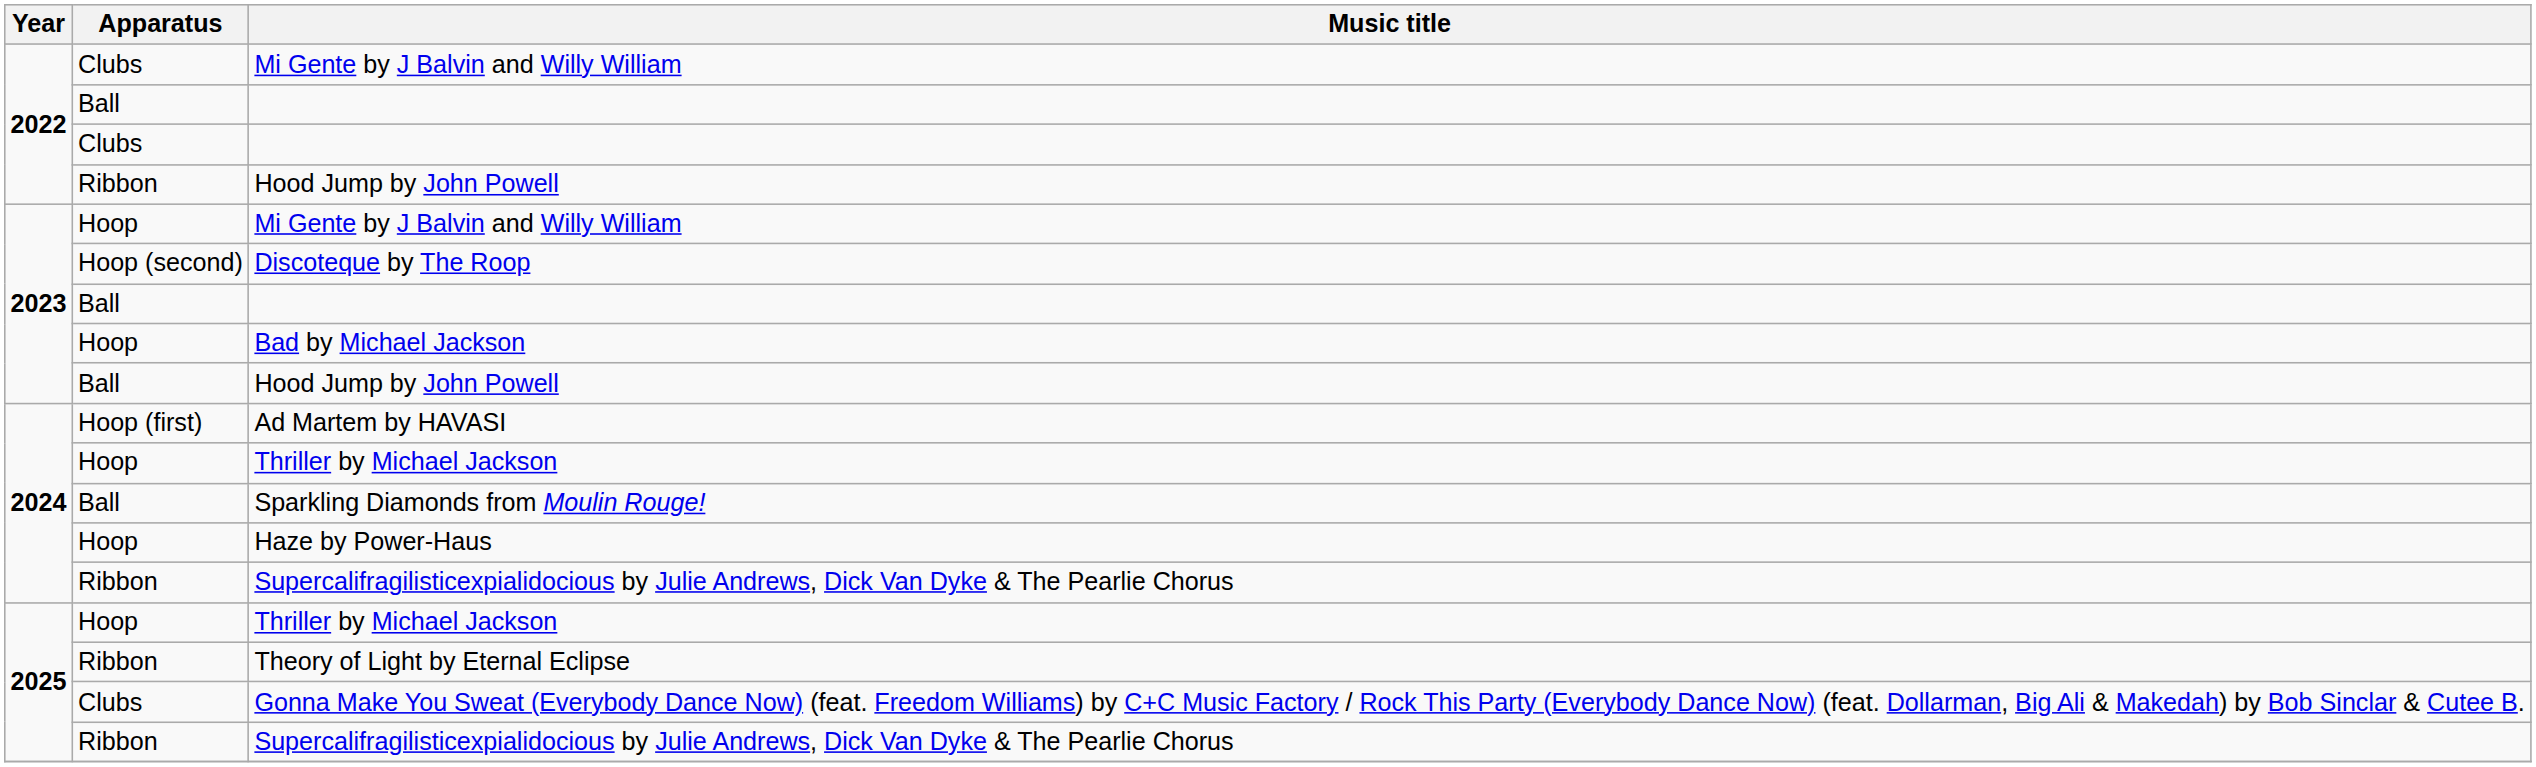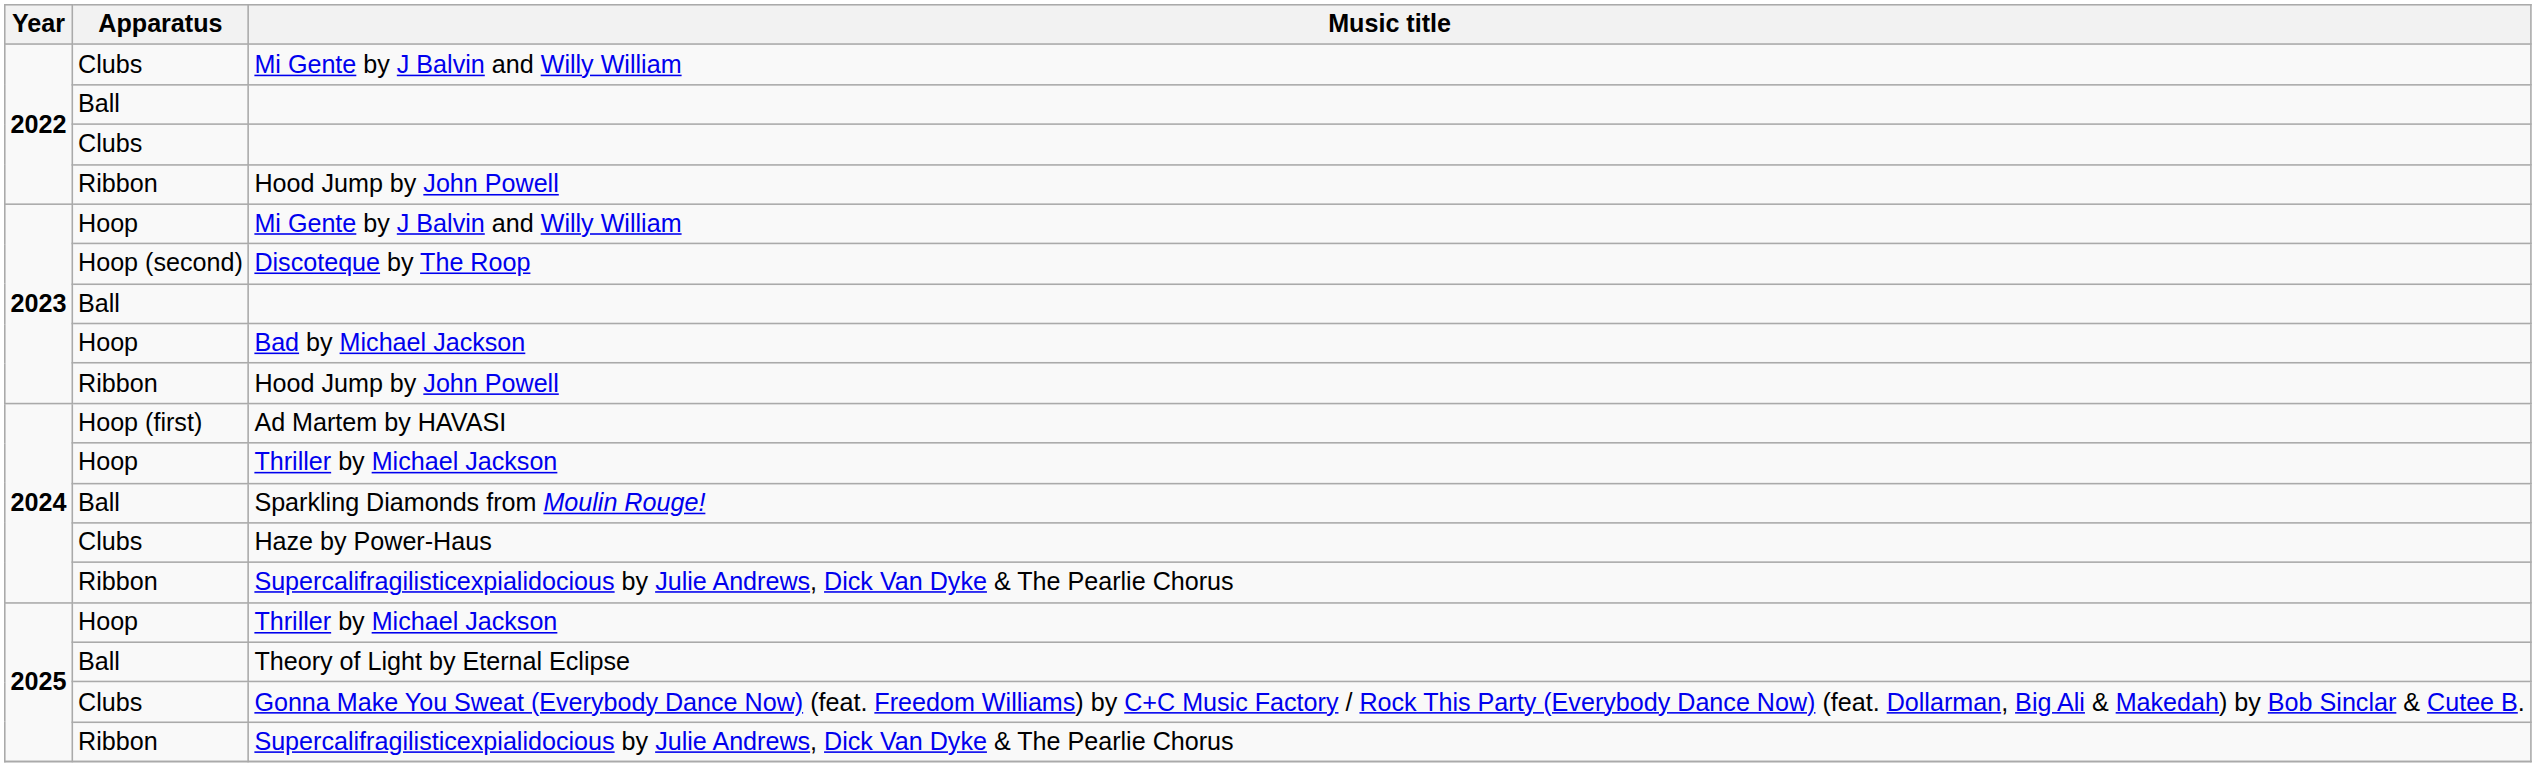(99, 382) Ball -> (118, 382) Ribbon
(108, 542) Hoop -> (110, 542) Clubs
(118, 661) Ribbon -> (99, 661) Ball
